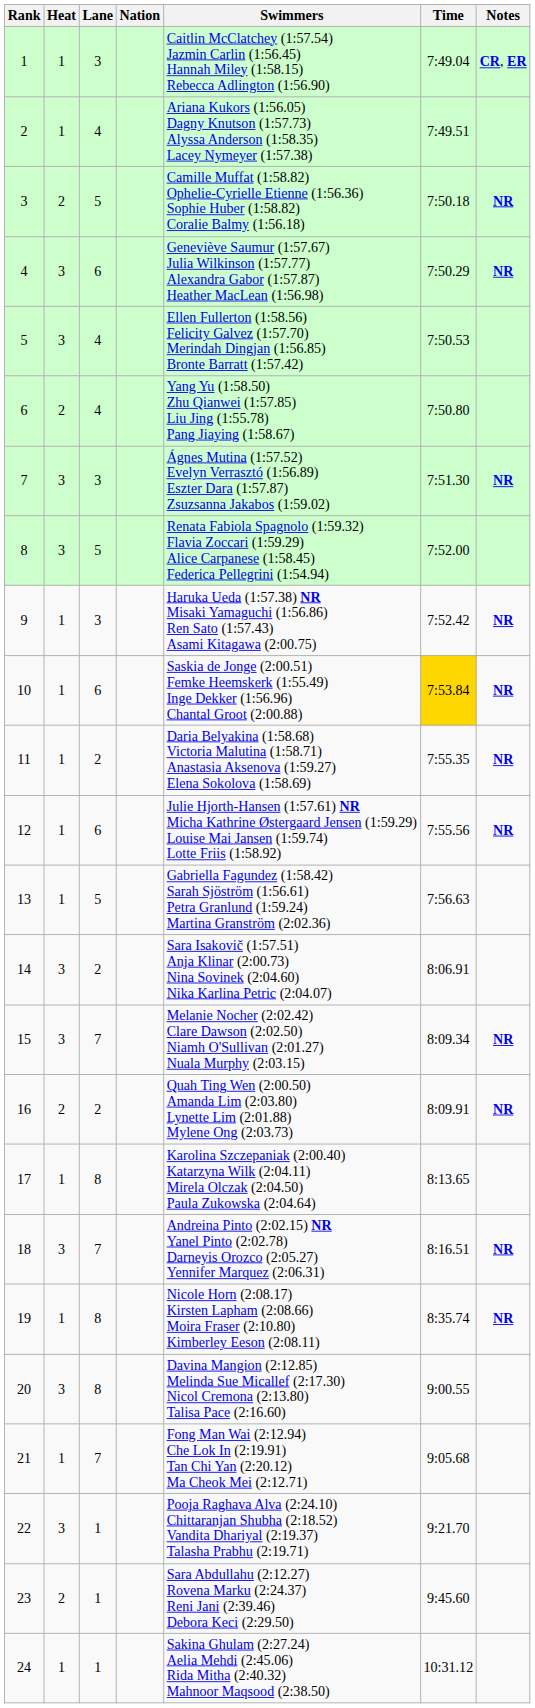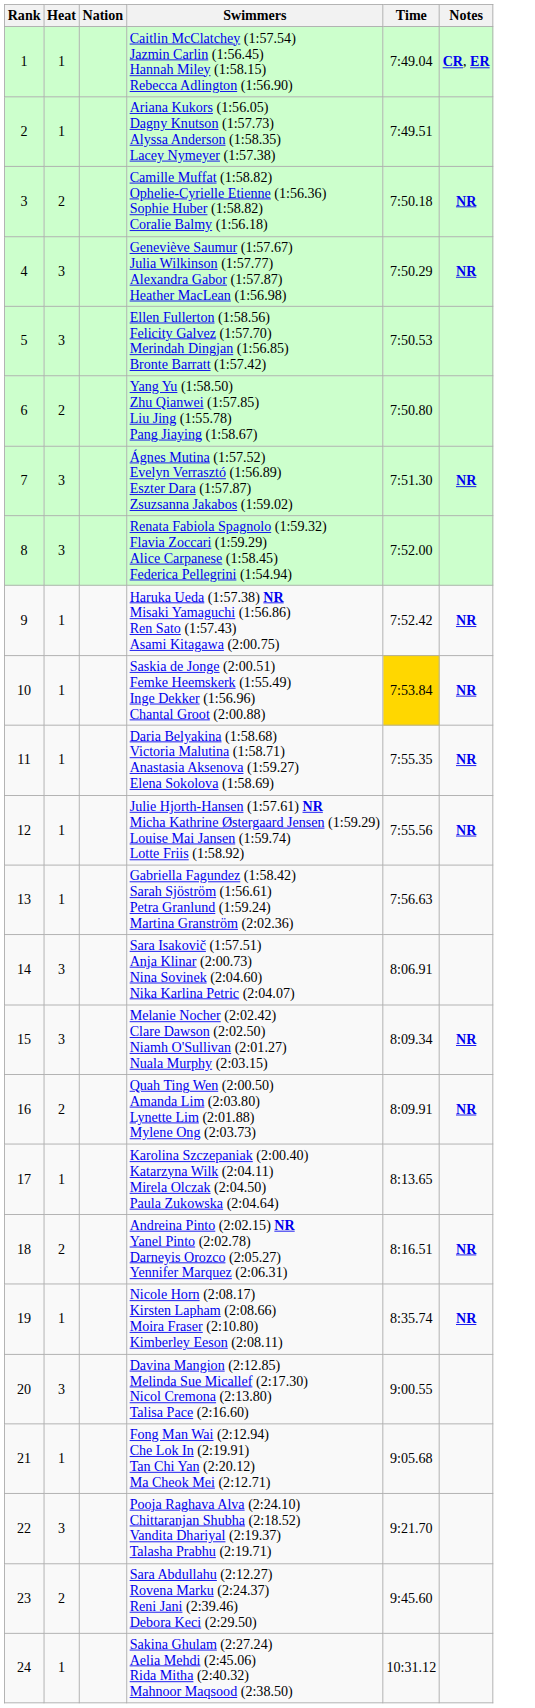- column: (98, 15)
(62, 1249) 3 -> (62, 1249) 2
